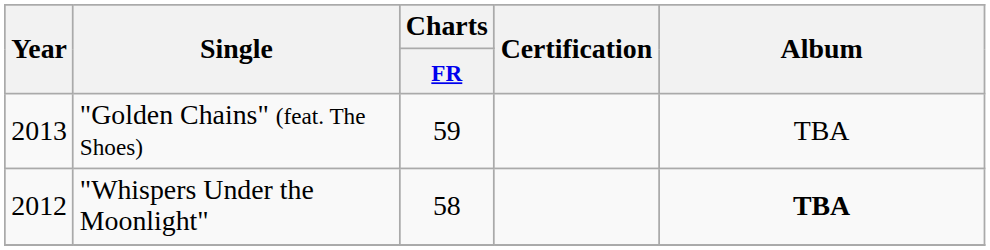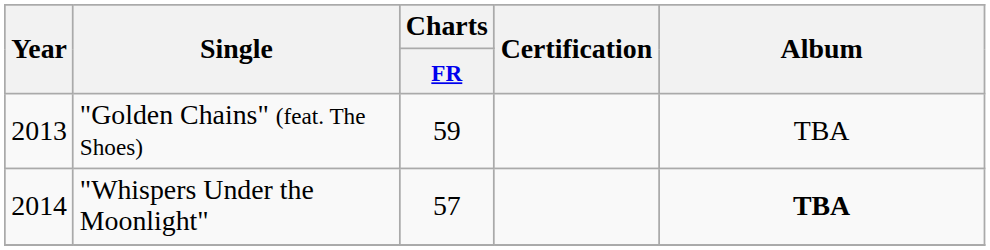(39, 206) 2012 -> (39, 206) 2014
(447, 206) 58 -> (447, 206) 57
